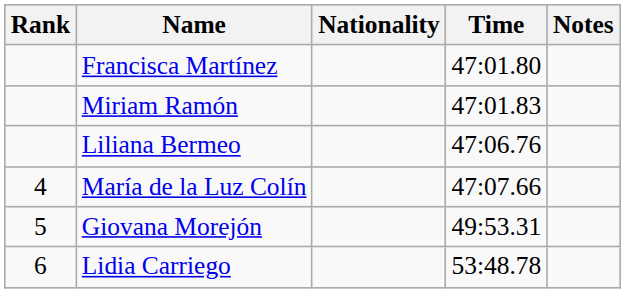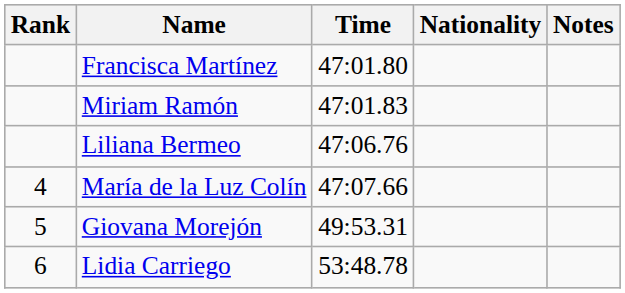columns swapped: (379, 24) <-> (496, 24)
